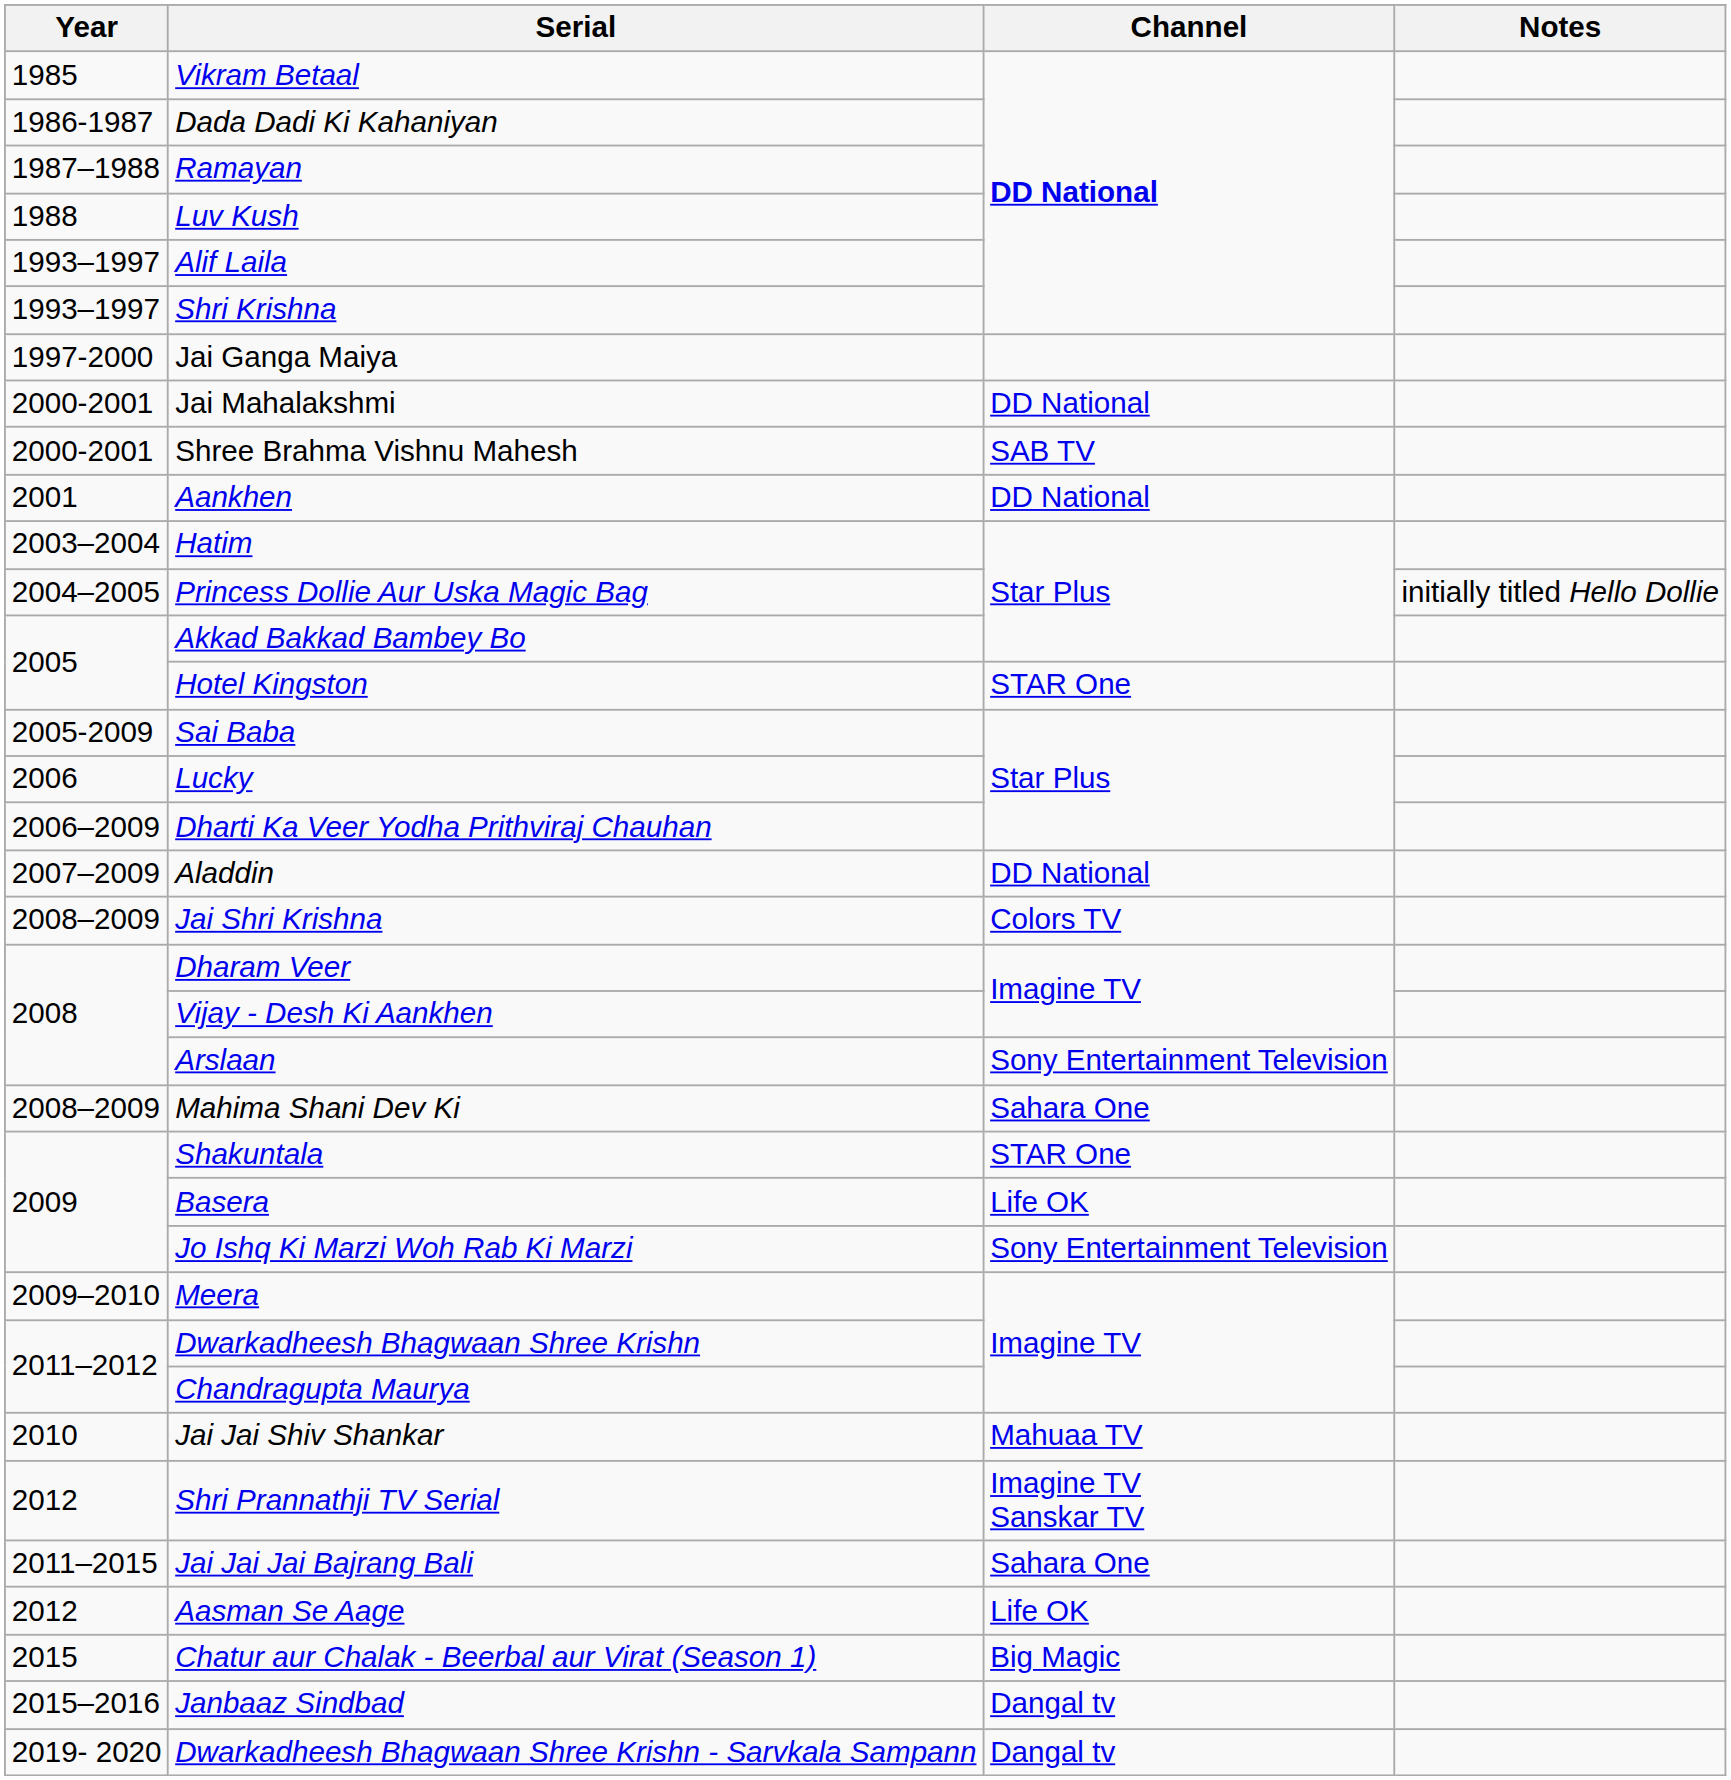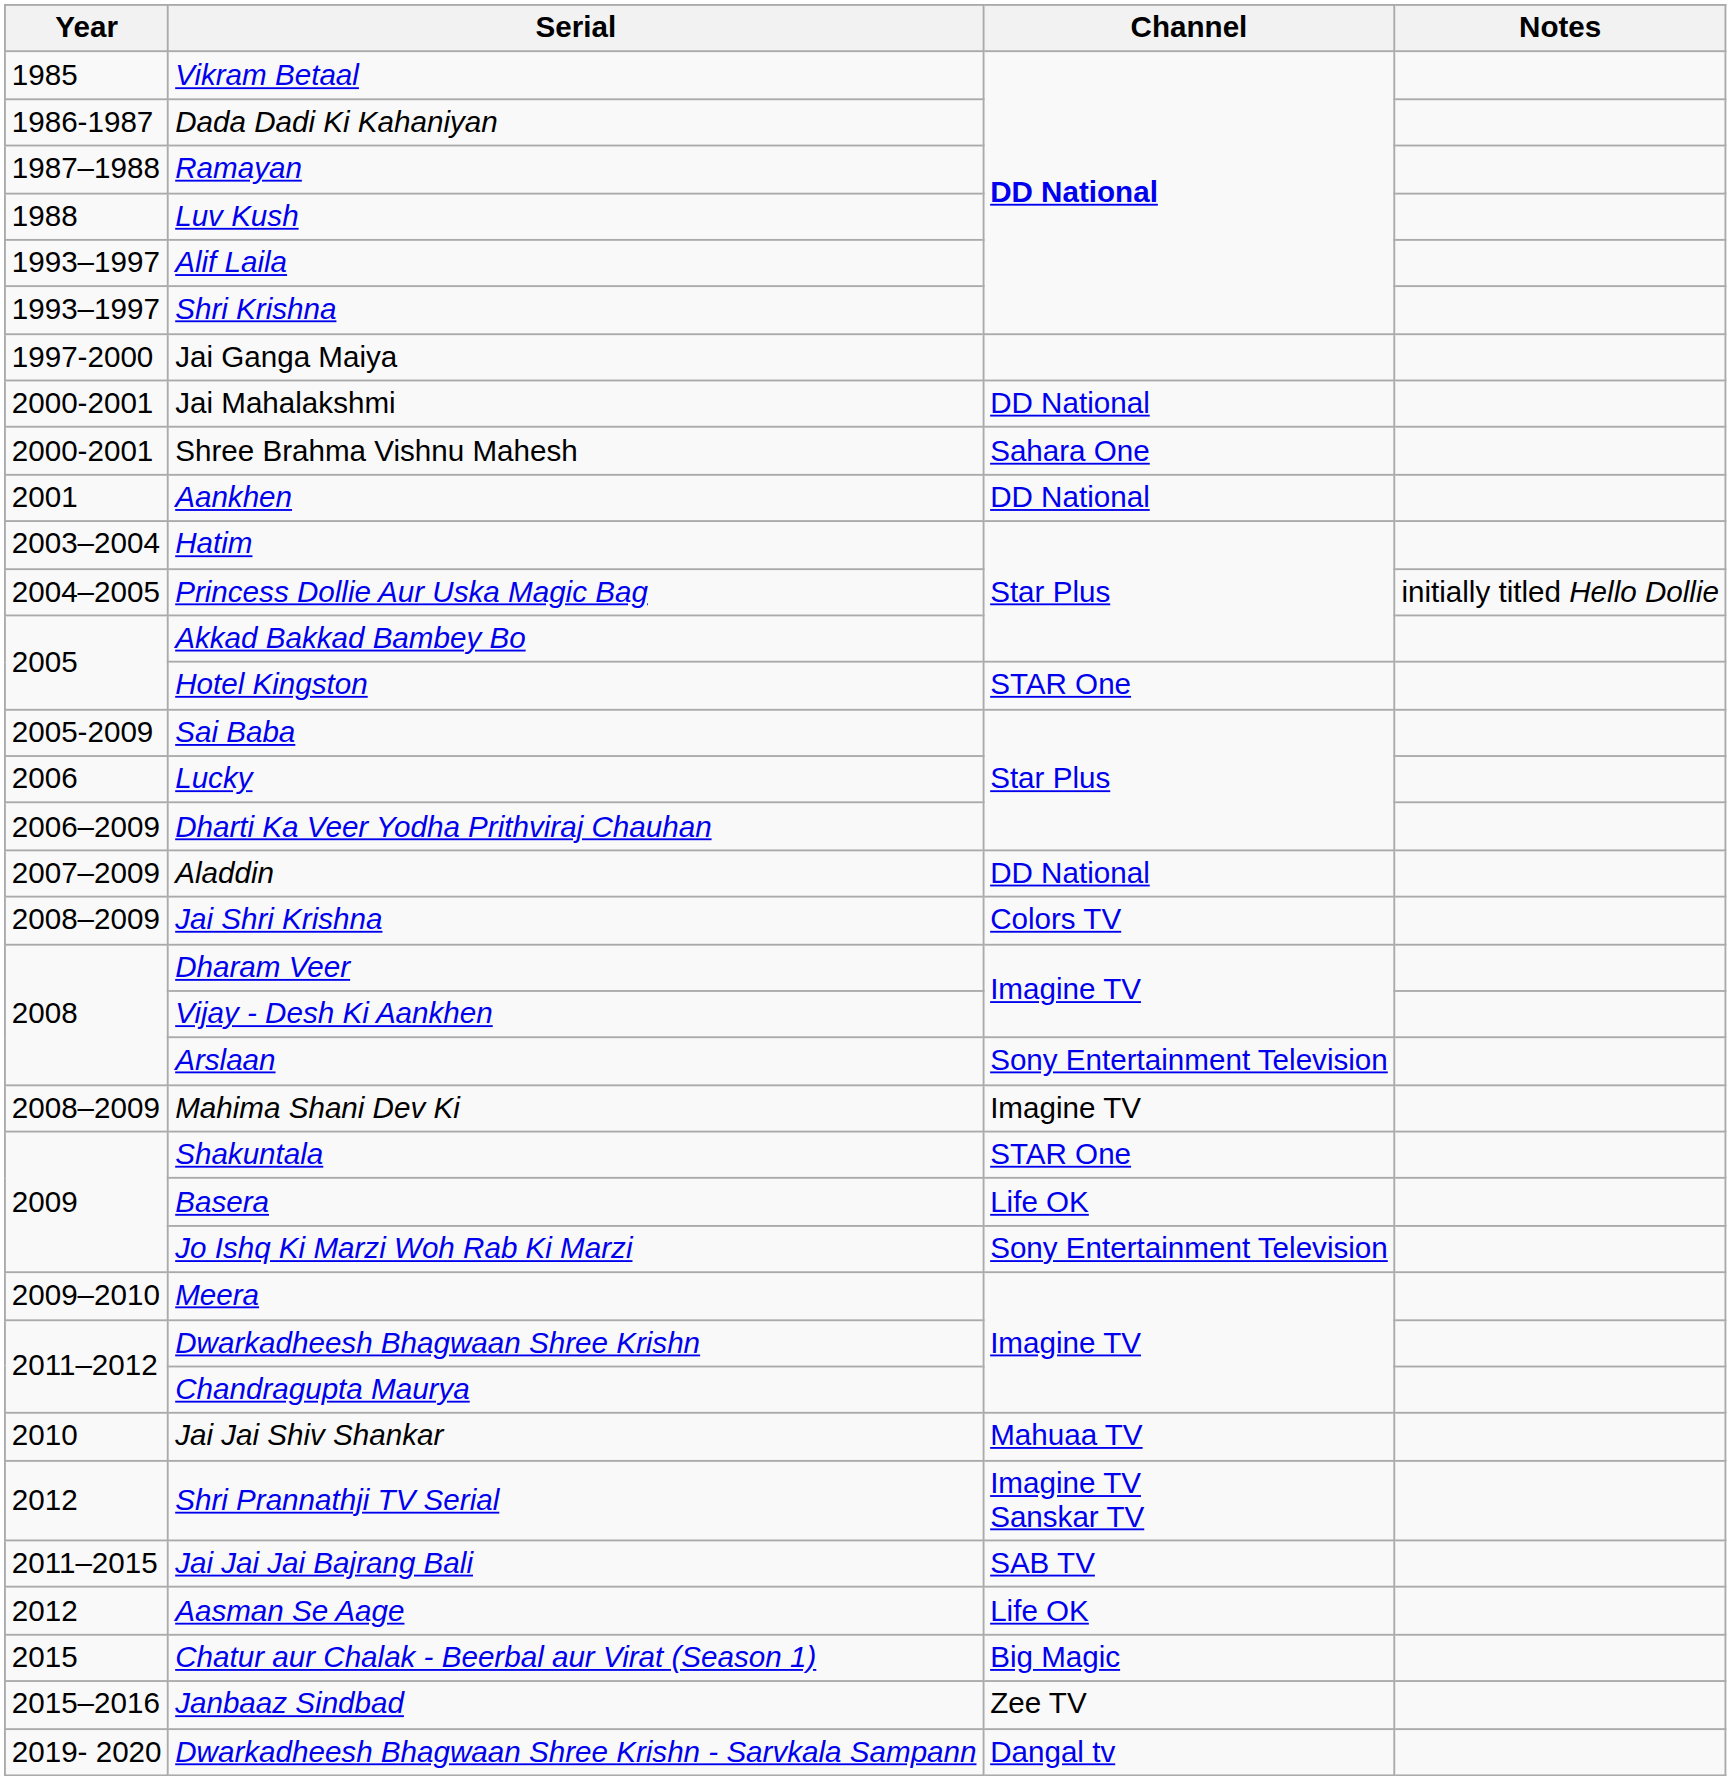(1043, 450) SAB TV -> (1070, 450) Sahara One
(1070, 1107) Sahara One -> (1066, 1107) Imagine TV
(1070, 1563) Sahara One -> (1043, 1563) SAB TV
(1053, 1704) Dangal tv -> (1038, 1704) Zee TV
